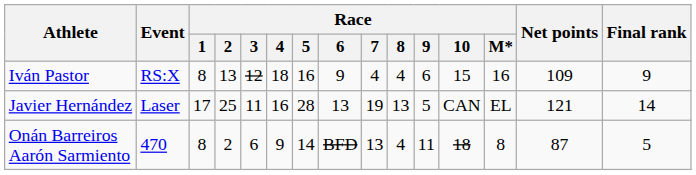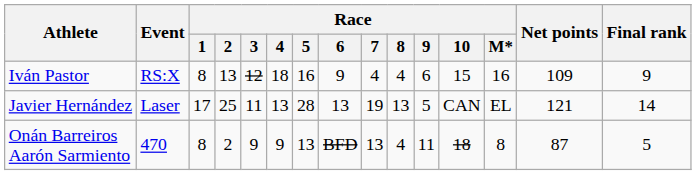(280, 105) 16 -> (280, 105) 13
(254, 145) 6 -> (254, 145) 9
(306, 145) 14 -> (306, 145) 13
